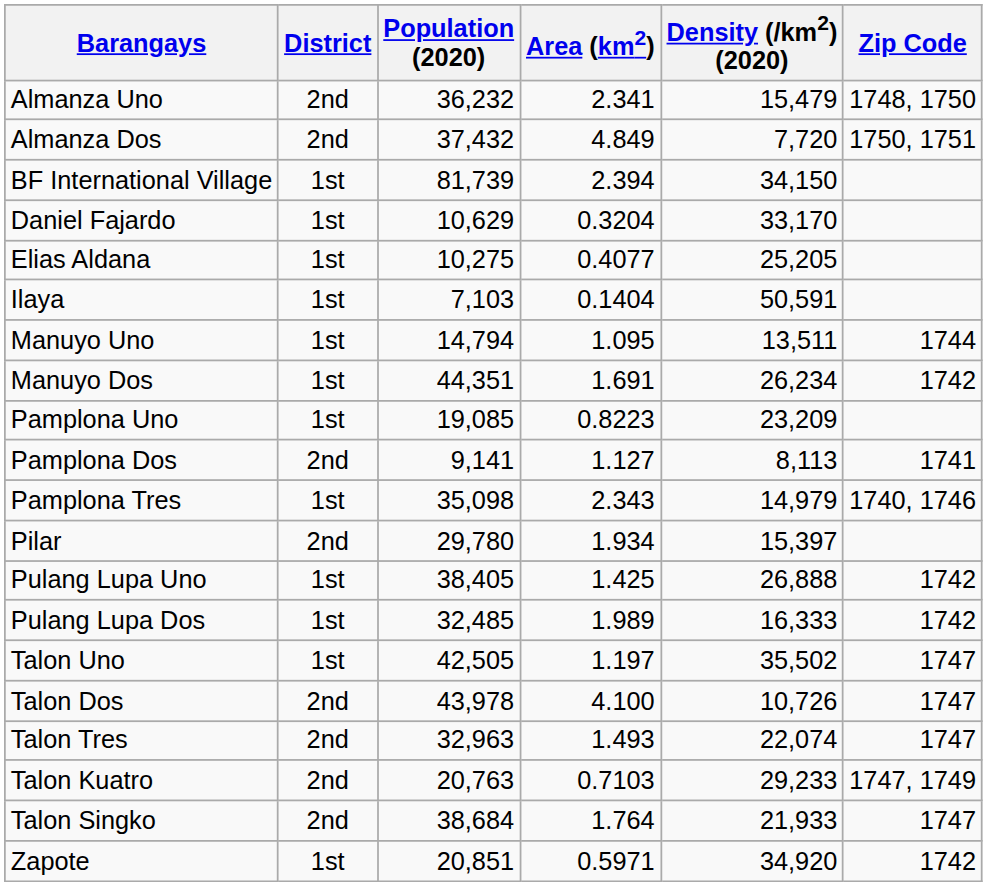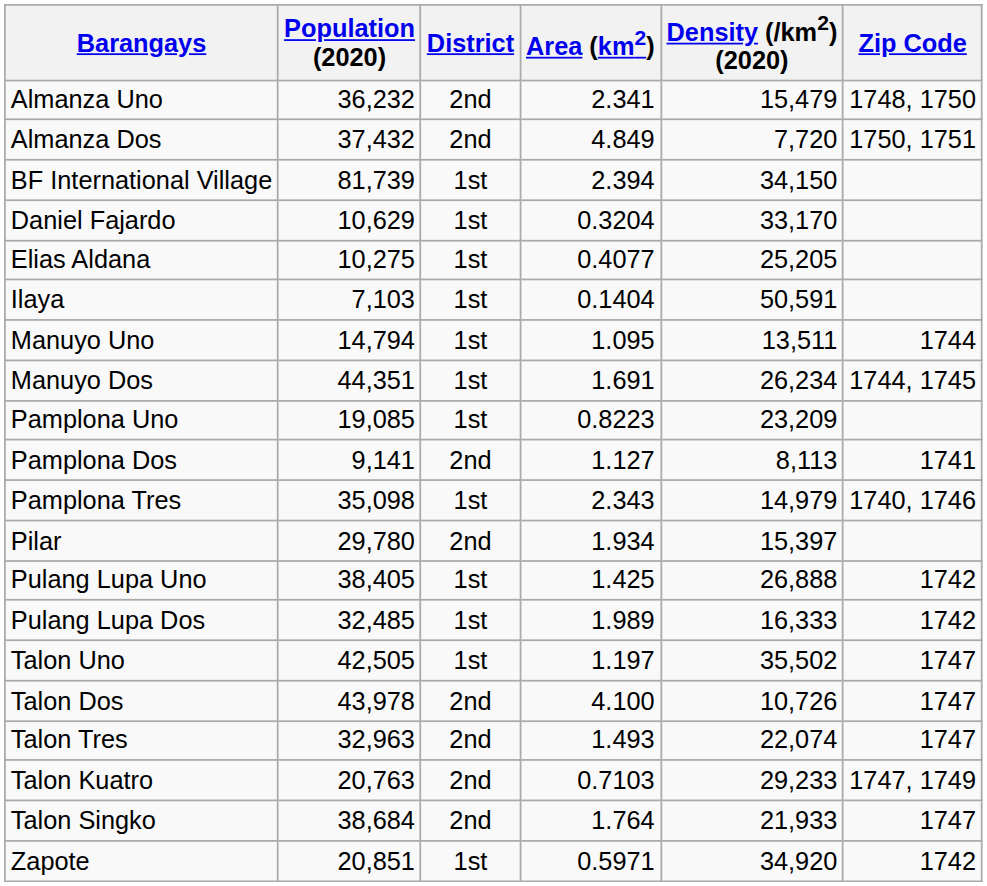columns swapped: (328, 43) <-> (449, 43)
(948, 380) 1742 -> (913, 380) 1744, 1745
